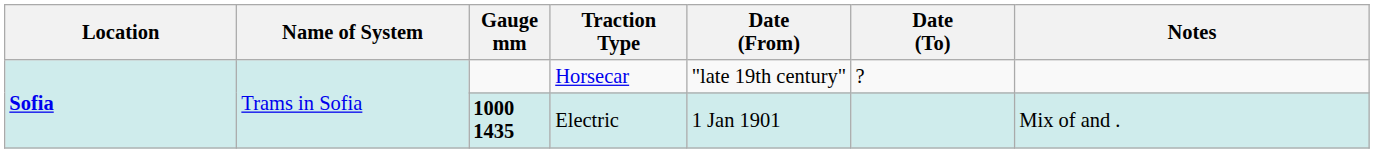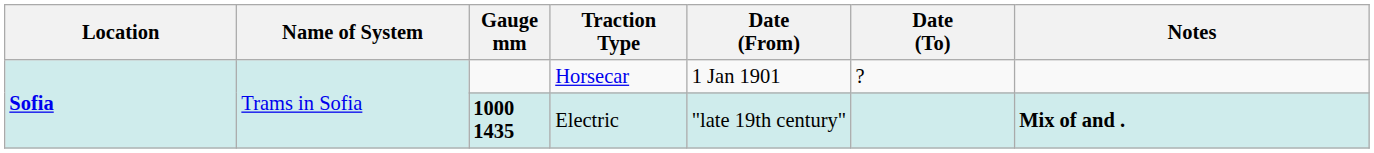(769, 76) "late 19th century" -> (736, 76) 1 Jan 1901
(736, 120) 1 Jan 1901 -> (769, 120) "late 19th century"
(1070, 120) normal -> (1072, 120) bold
